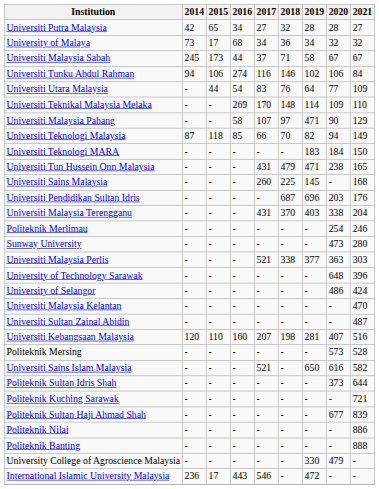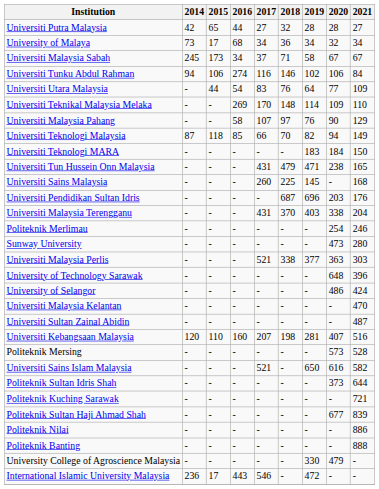(237, 27) 34 -> (237, 27) 44
(358, 43) 32 -> (358, 43) 34
(237, 58) 44 -> (237, 58) 34
(312, 120) 471 -> (309, 120) 76
